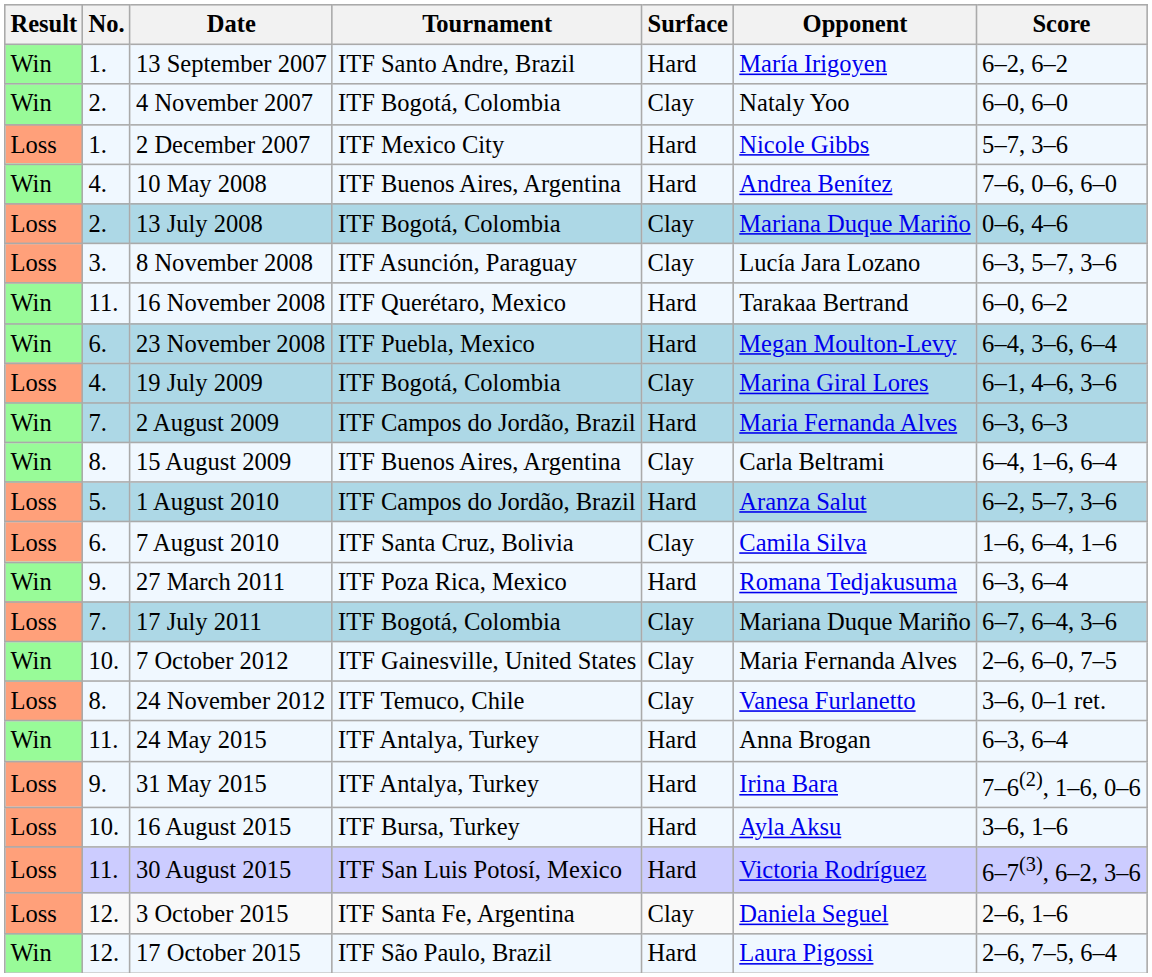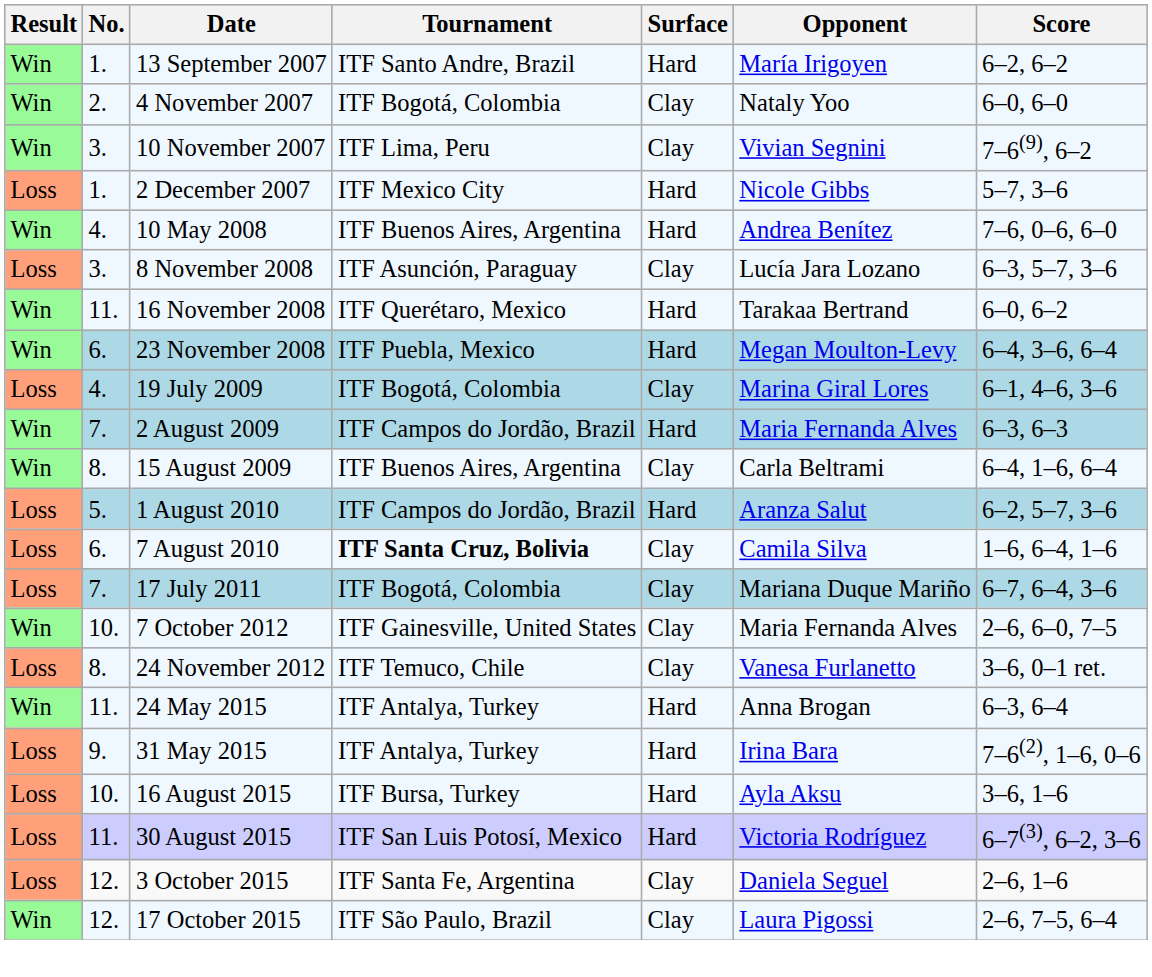+ row: (231, 146)
- row: (199, 222)
(456, 541) normal -> (464, 547) bold
- row: (210, 581)
(672, 952) Hard -> (671, 919) Clay
